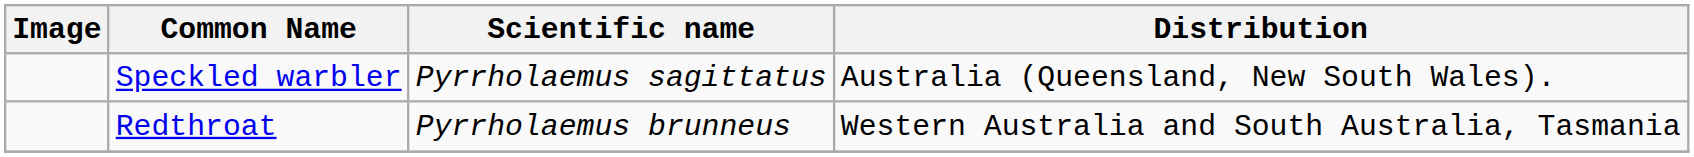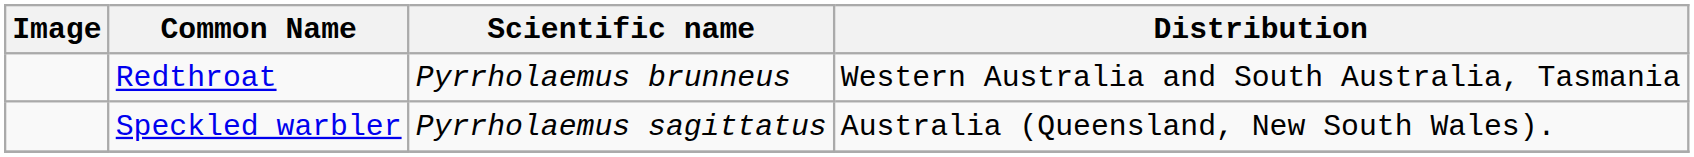rows swapped: (196, 126) <-> (259, 78)
